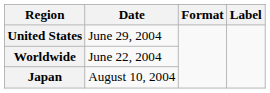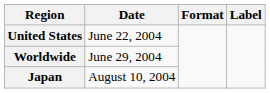(125, 35) June 29, 2004 -> (125, 35) June 22, 2004
(125, 56) June 22, 2004 -> (125, 56) June 29, 2004
